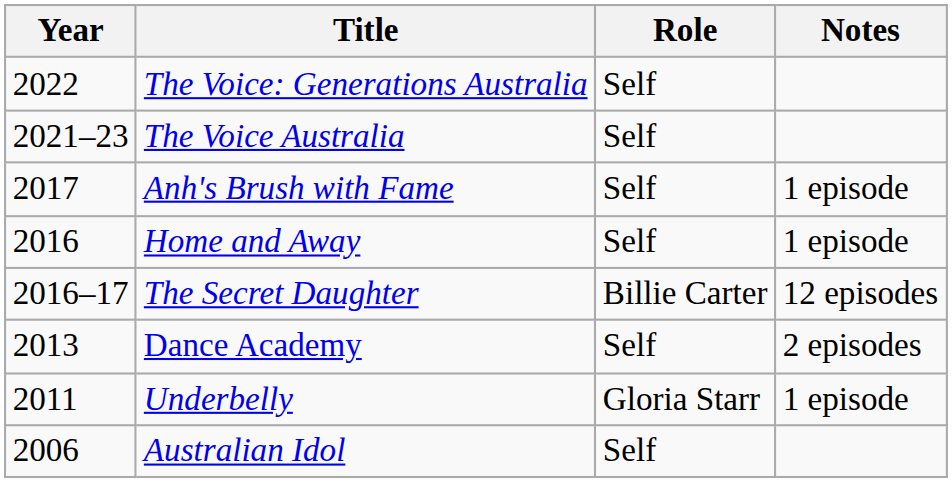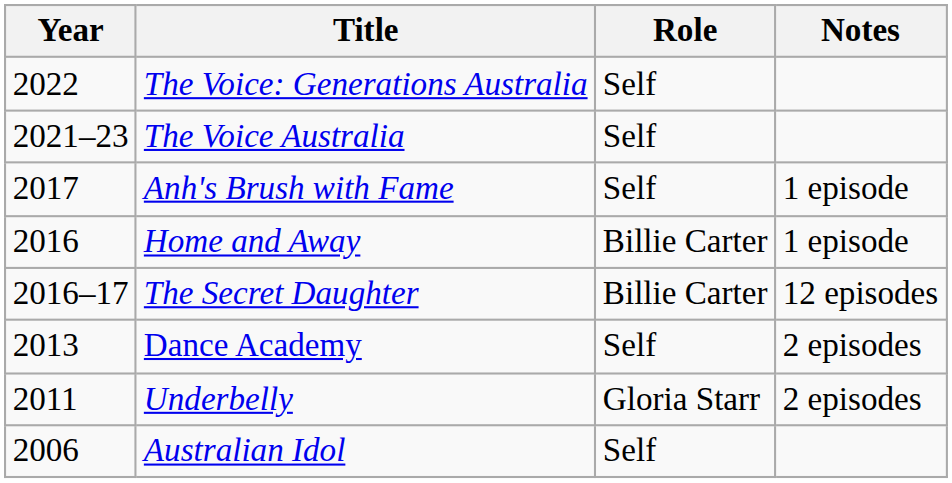(630, 240) Self -> (685, 240) Billie Carter
(846, 398) 1 episode -> (852, 398) 2 episodes
